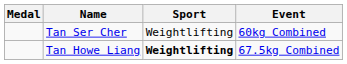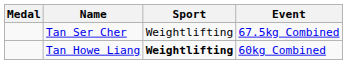(282, 32) 60kg Combined -> (289, 32) 67.5kg Combined
(289, 50) 67.5kg Combined -> (282, 50) 60kg Combined
